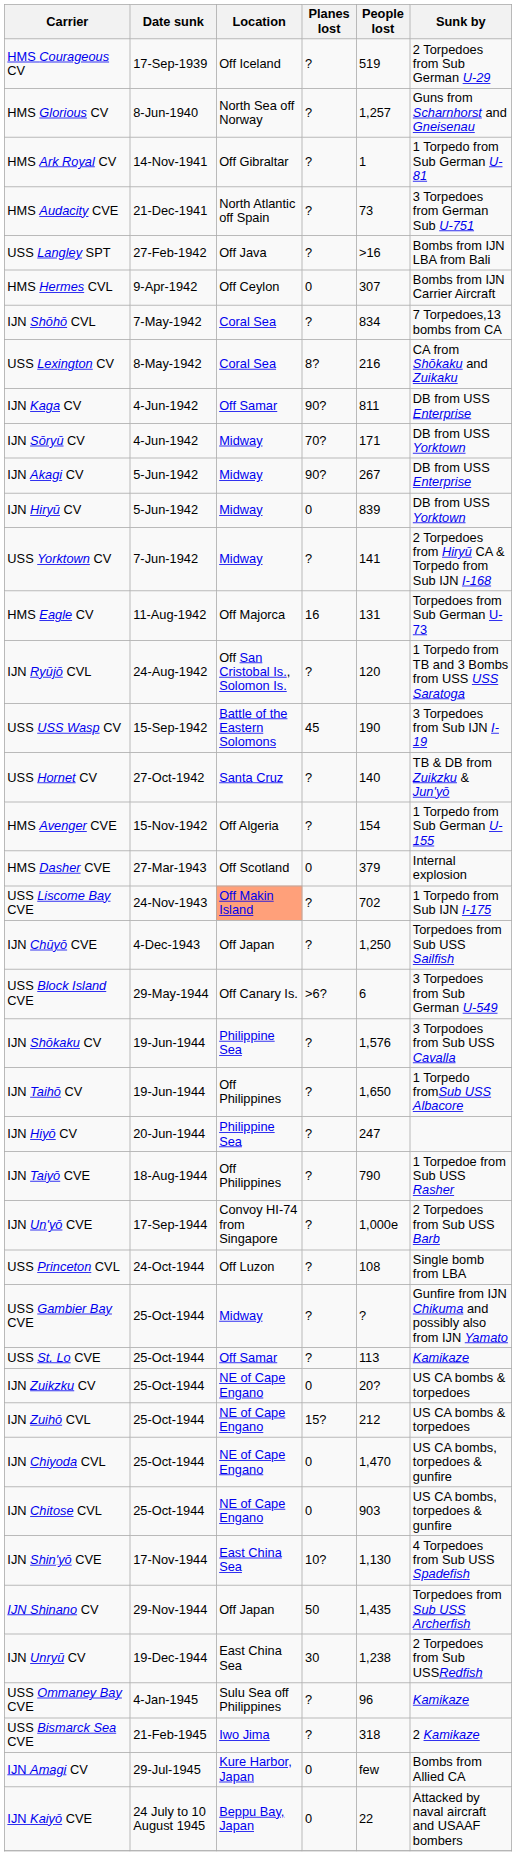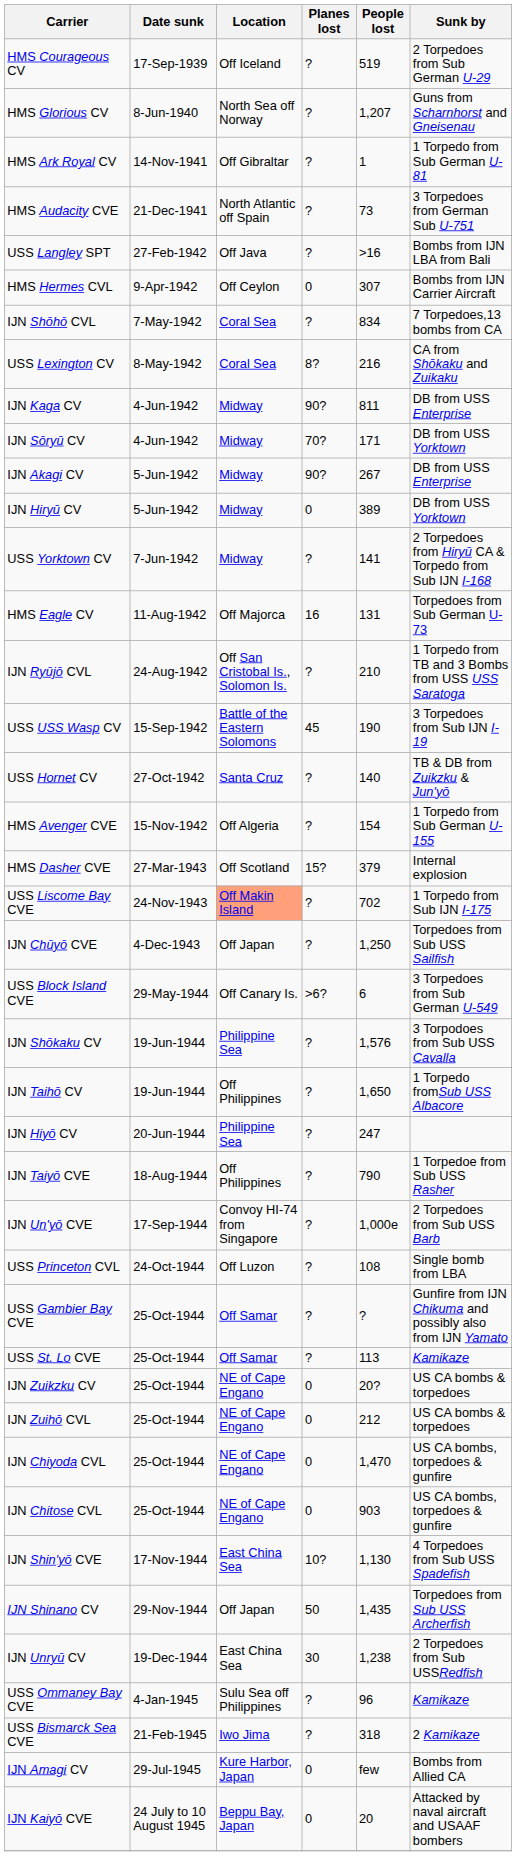(375, 112) 1,257 -> (375, 112) 1,207
(248, 406) Off Samar -> (241, 406) Midway
(370, 510) 839 -> (370, 510) 389
(370, 671) 120 -> (370, 671) 210
(309, 868) 0 -> (316, 868) 15?
(241, 1316) Midway -> (248, 1316) Off Samar
(316, 1420) 15? -> (309, 1420) 0
(366, 1818) 22 -> (366, 1818) 20
